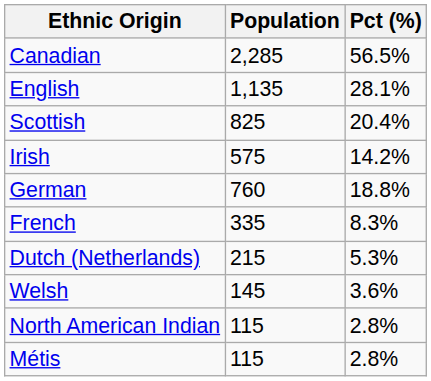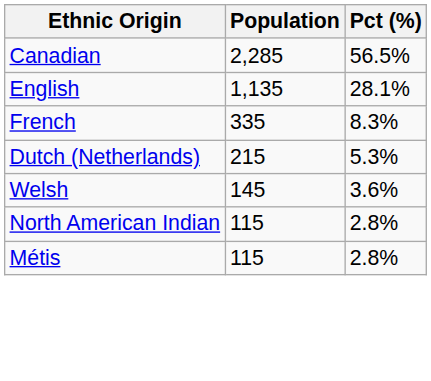- row: (47, 122)
- row: (30, 156)
- row: (48, 190)
